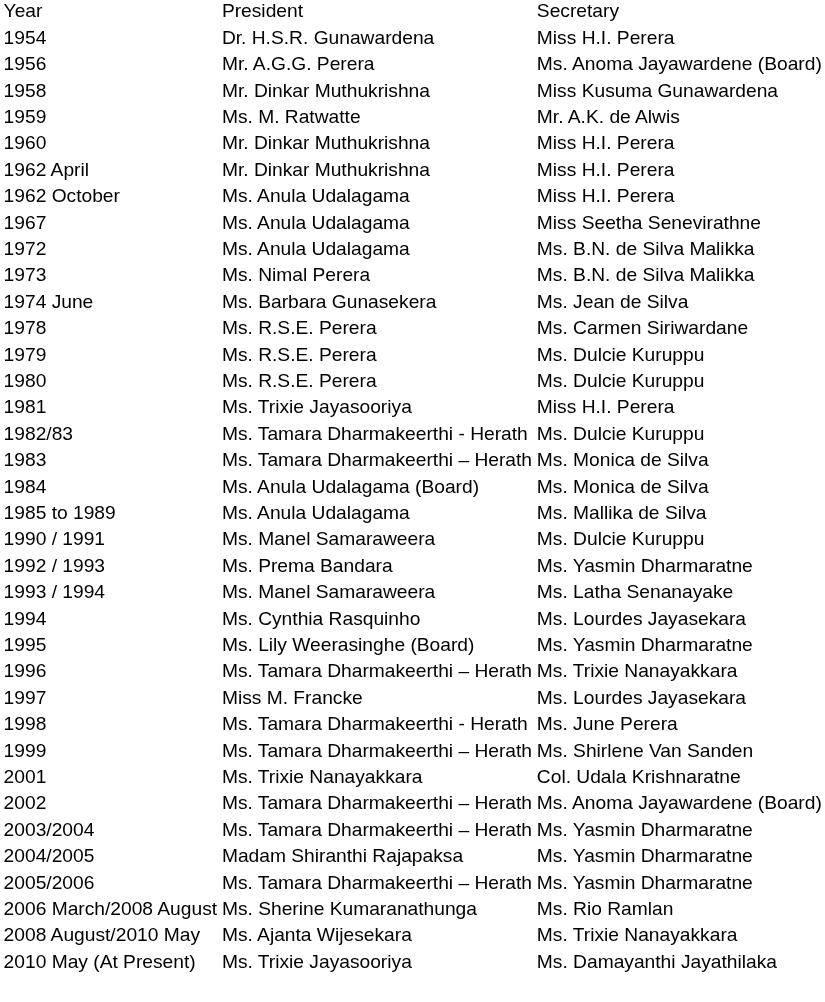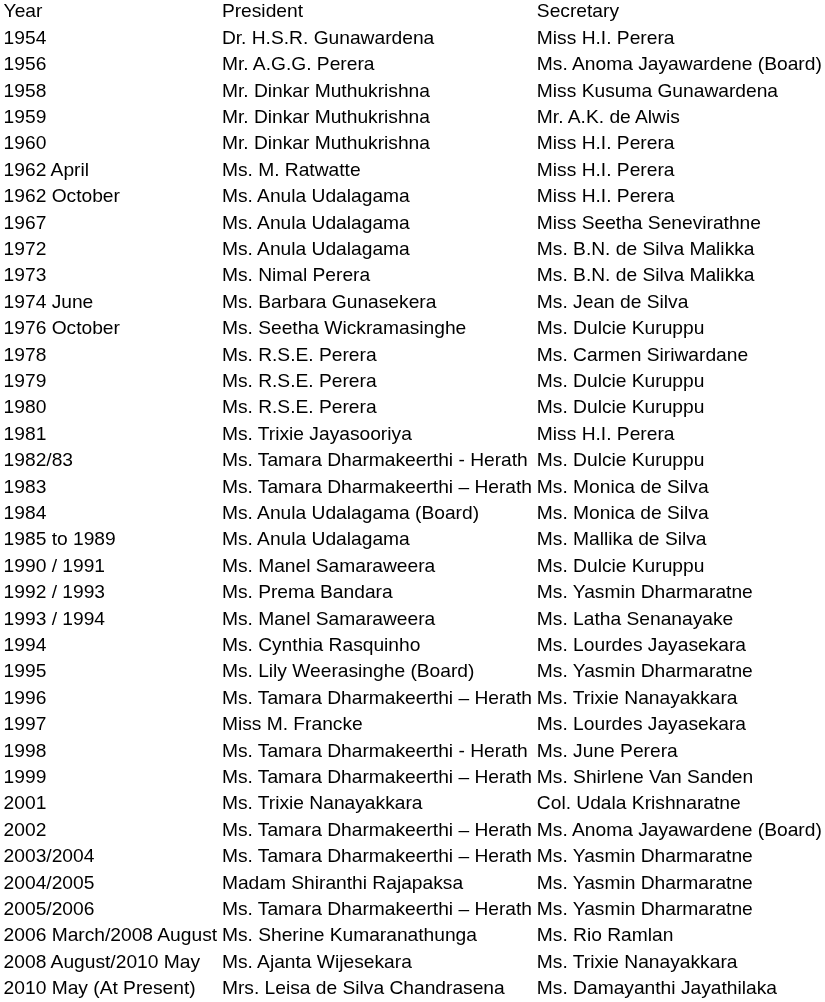(291, 116) Ms. M. Ratwatte -> (326, 116) Mr. Dinkar Muthukrishna
(326, 169) Mr. Dinkar Muthukrishna -> (291, 169) Ms. M. Ratwatte
+ row: (62, 328)
(317, 961) Ms. Trixie Jayasooriya -> (363, 988) Mrs. Leisa de Silva Chandrasena
